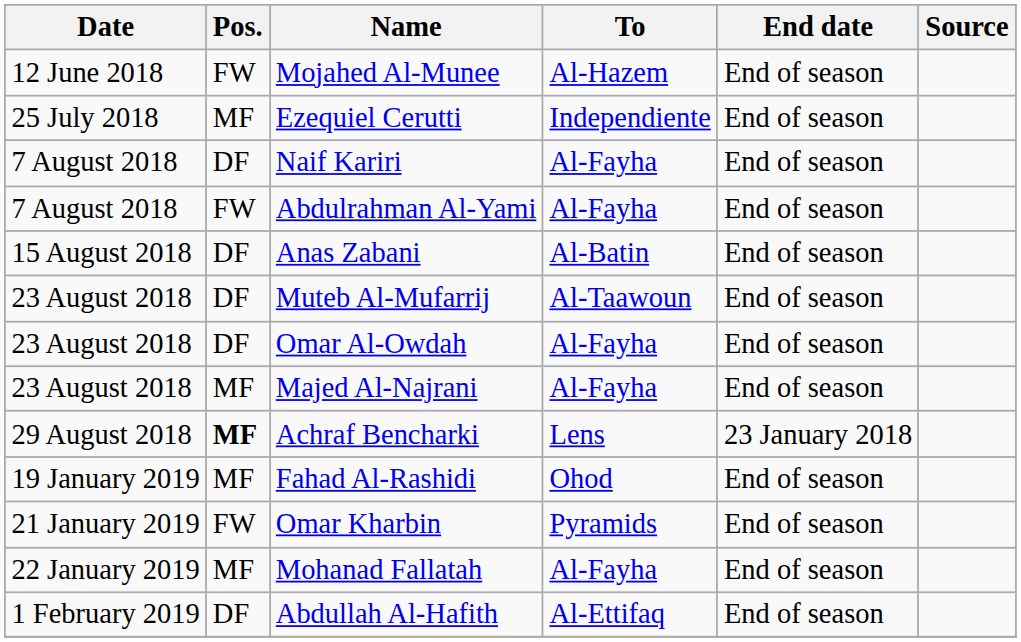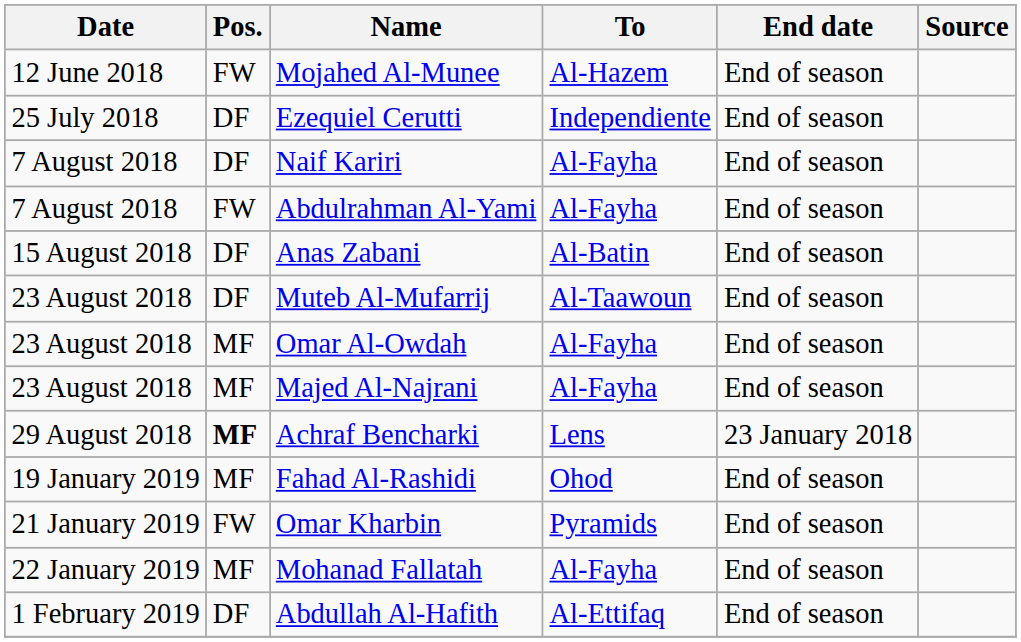(233, 117) MF -> (231, 117) DF
(231, 343) DF -> (233, 343) MF
